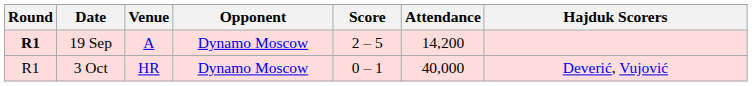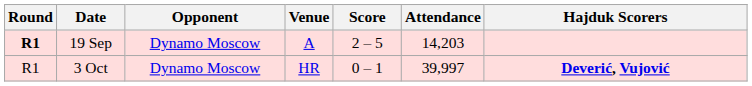columns swapped: (149, 17) <-> (253, 17)
(443, 43) 14,200 -> (443, 43) 14,203
(443, 68) 40,000 -> (443, 68) 39,997
(615, 68) normal -> (616, 68) bold
